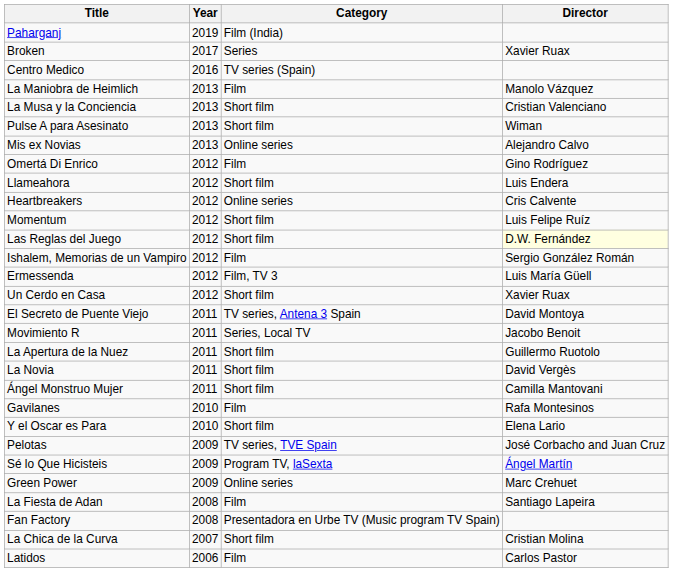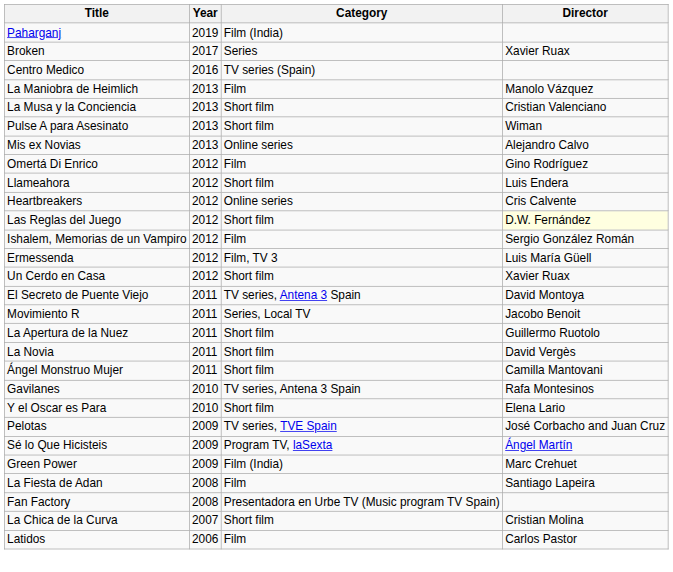- row: (37, 220)
(235, 408) Film -> (292, 389) TV series, Antena 3 Spain
(258, 483) Online series -> (253, 464) Film (India)
